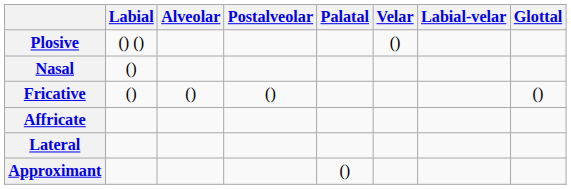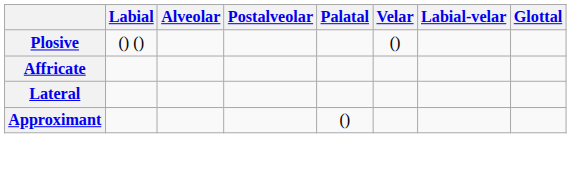- row: (55, 68)
- row: (55, 94)
